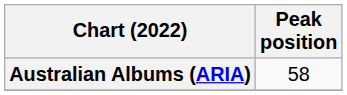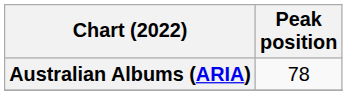(299, 74) 58 -> (299, 74) 78
